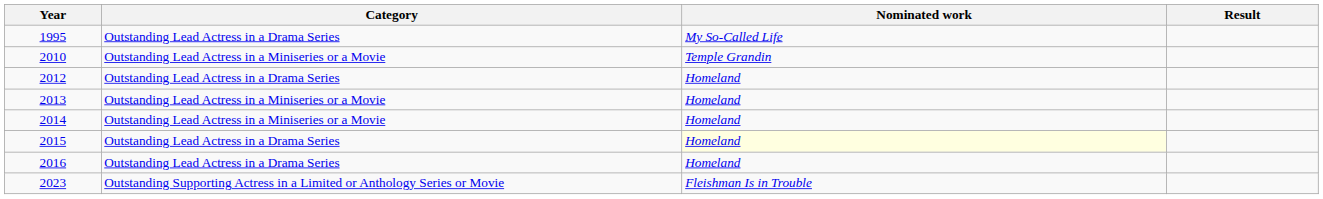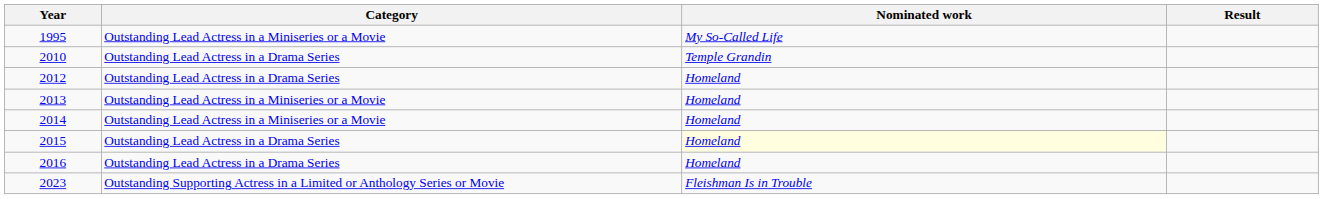(222, 36) Outstanding Lead Actress in a Drama Series -> (245, 36) Outstanding Lead Actress in a Miniseries or a Movie
(245, 57) Outstanding Lead Actress in a Miniseries or a Movie -> (222, 57) Outstanding Lead Actress in a Drama Series
